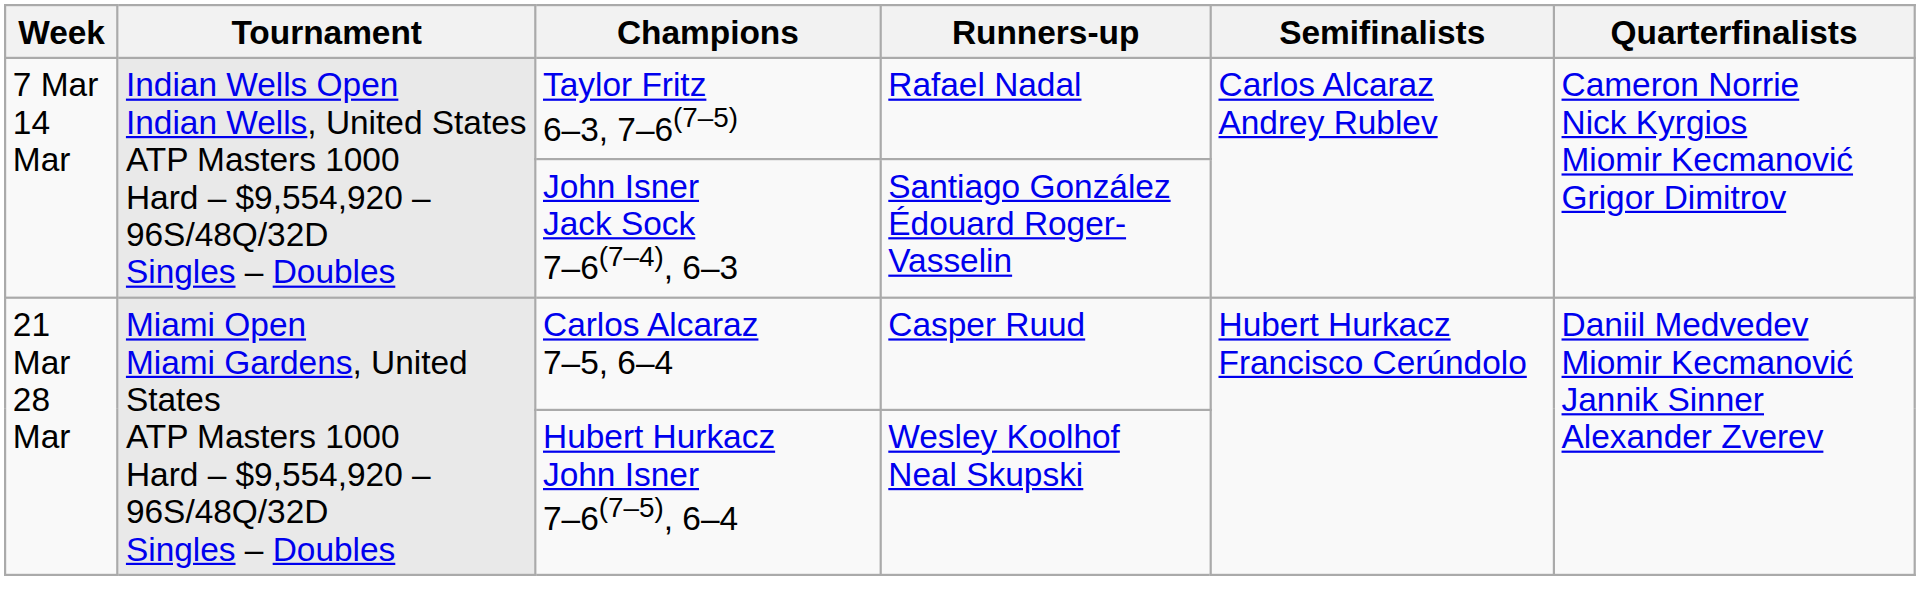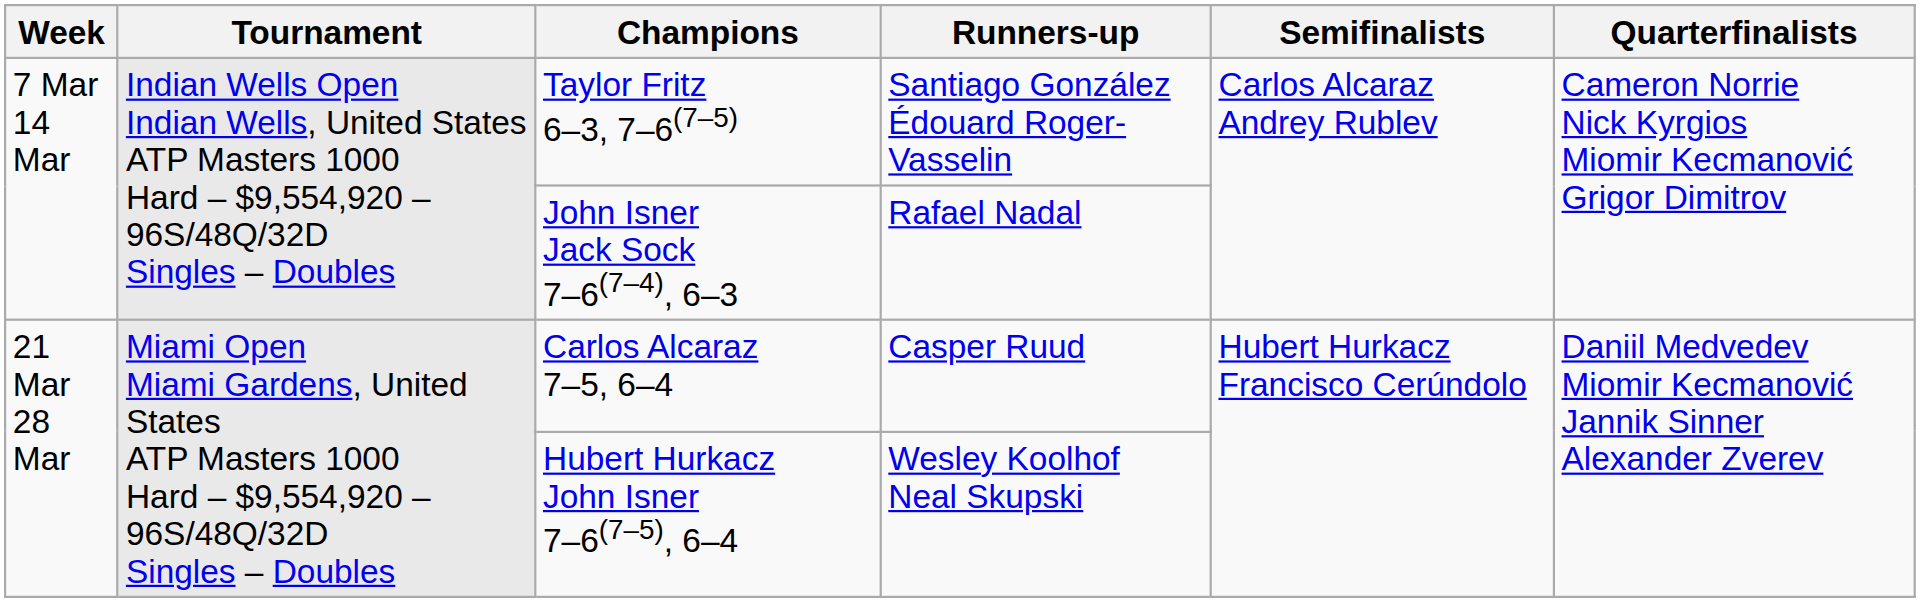(985, 85) Rafael Nadal -> (1029, 122) Santiago González Édouard Roger-Vasselin
(1029, 223) Santiago González Édouard Roger-Vasselin -> (985, 212) Rafael Nadal
